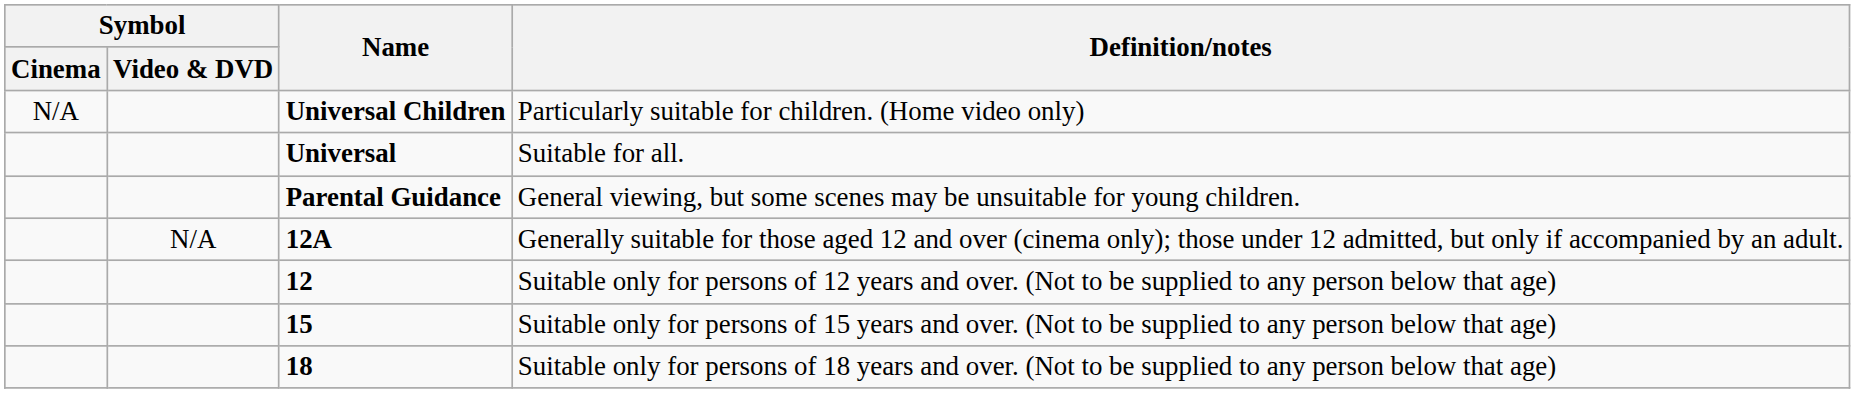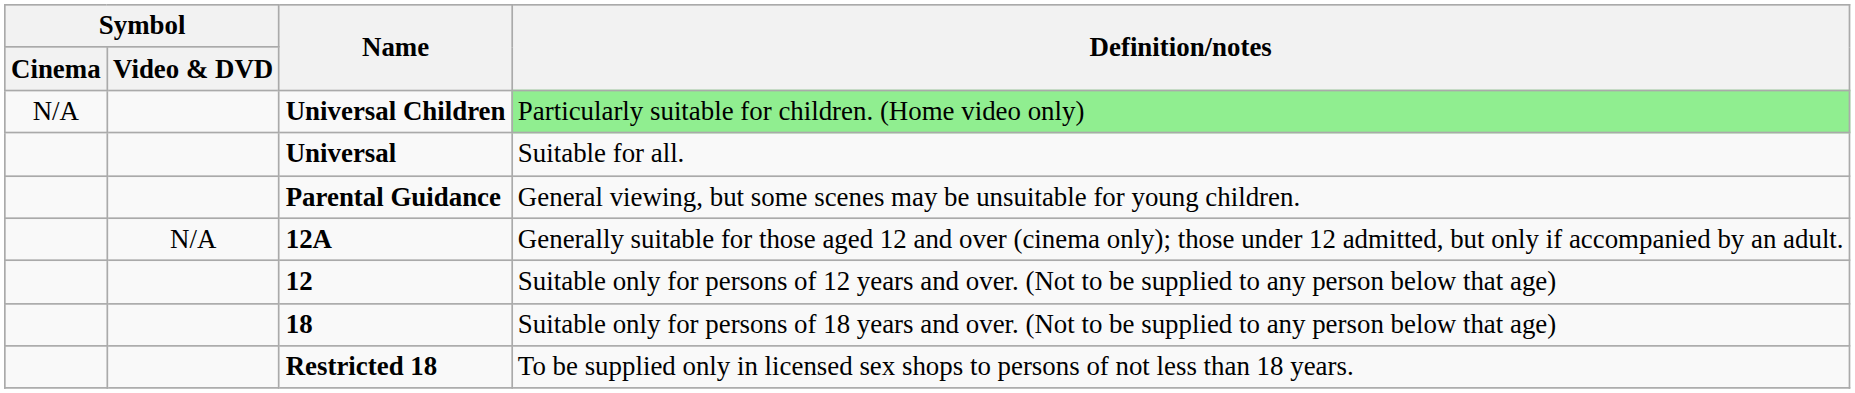(801, 111) no background -> (801, 111) lightgreen background
- row: (299, 324)
+ row: (361, 366)
